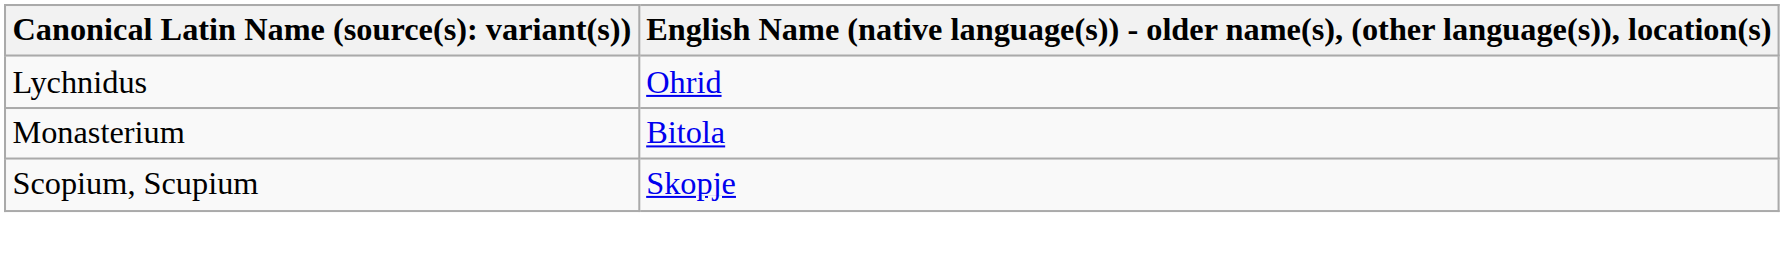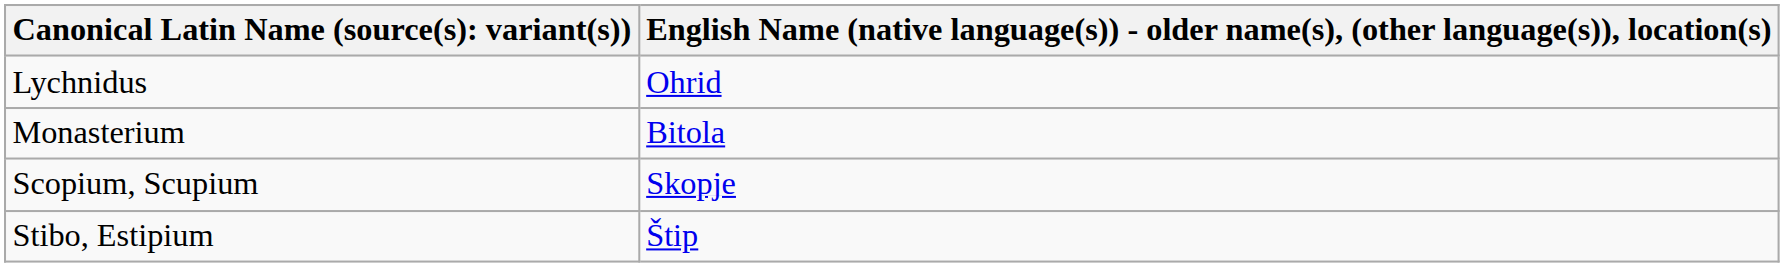+ row: (113, 235)
